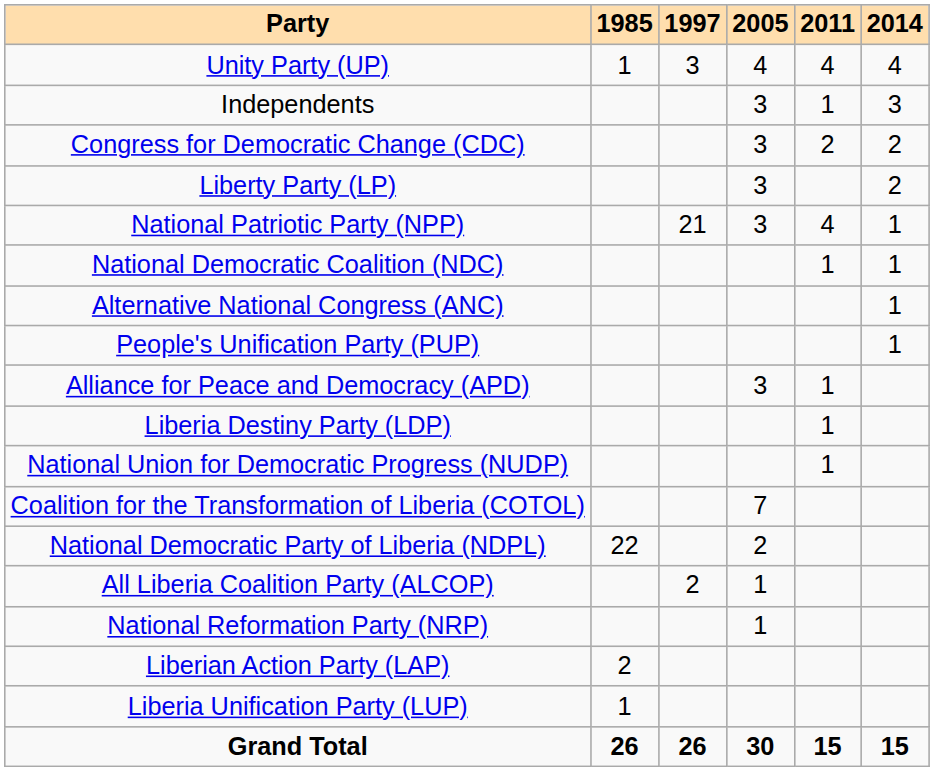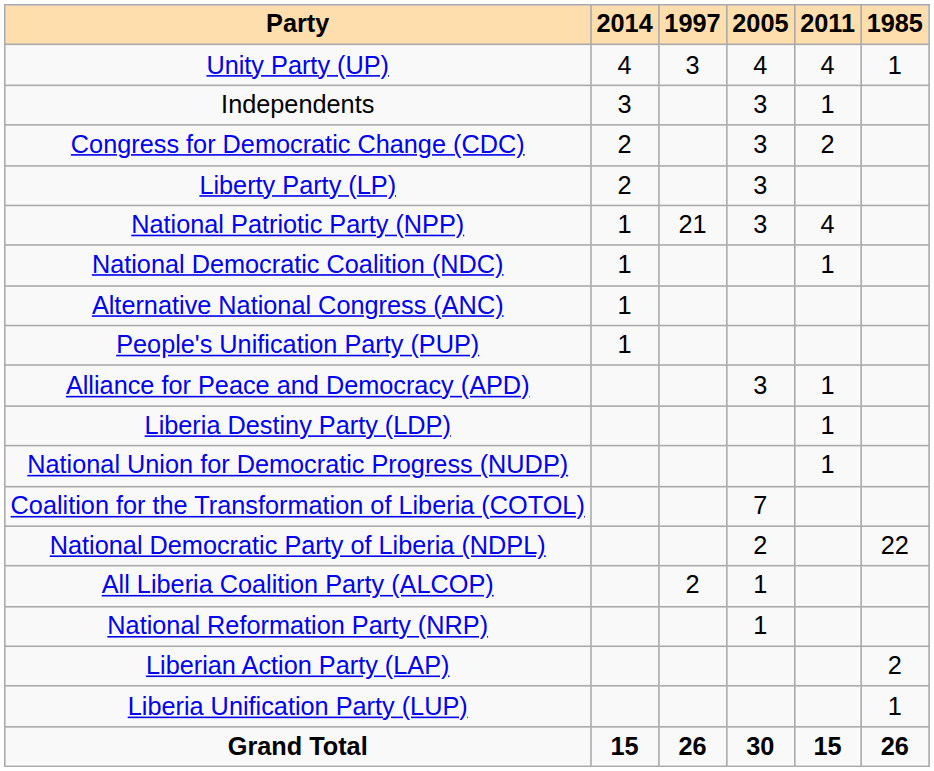columns swapped: (625, 24) <-> (895, 24)
